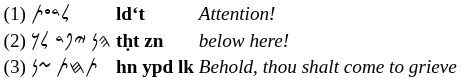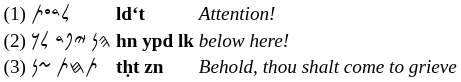(140, 40) tḥt zn -> (155, 40) hn ypd lk
(155, 67) hn ypd lk -> (140, 67) tḥt zn
